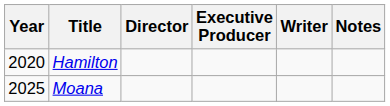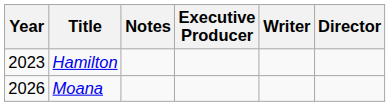columns swapped: (157, 26) <-> (358, 26)
(27, 62) 2020 -> (27, 62) 2023
(27, 88) 2025 -> (27, 88) 2026
